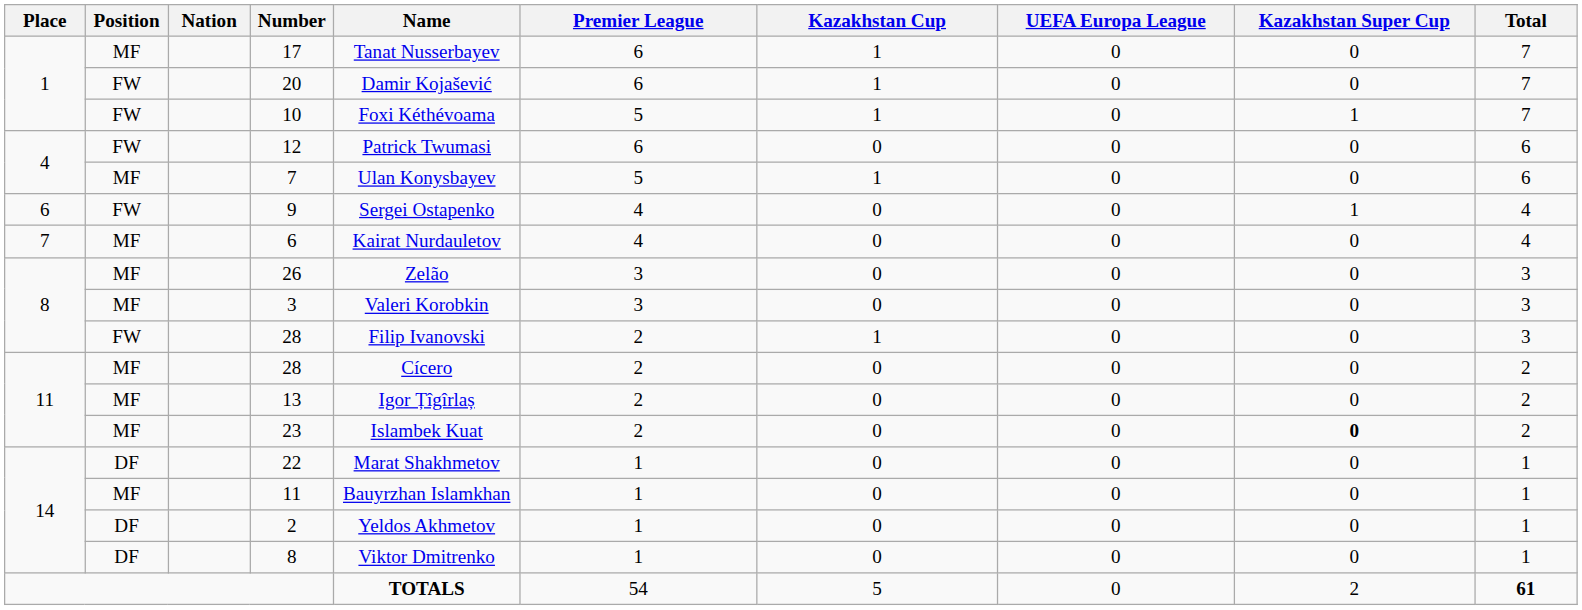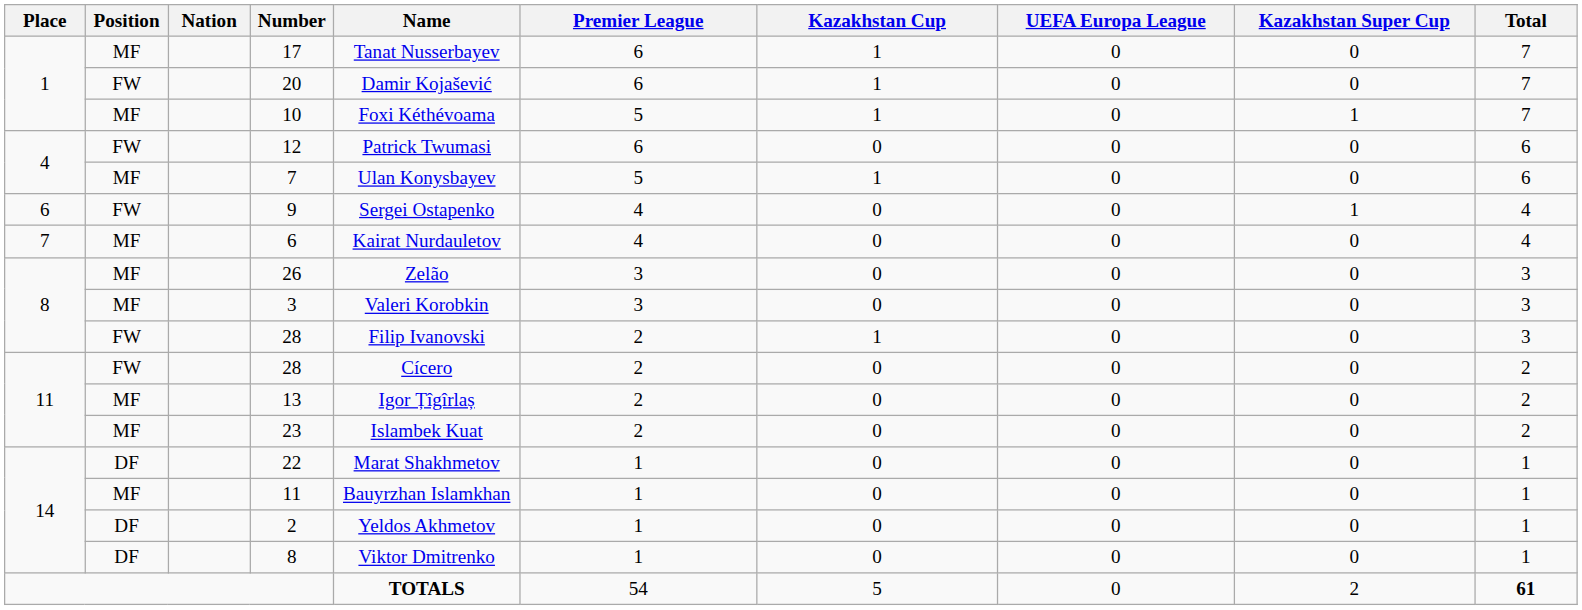(127, 115) FW -> (127, 115) MF
(127, 367) MF -> (127, 367) FW
(1354, 431) bold -> (1354, 431) normal
